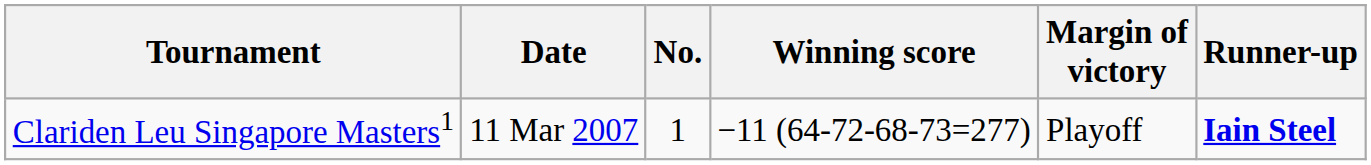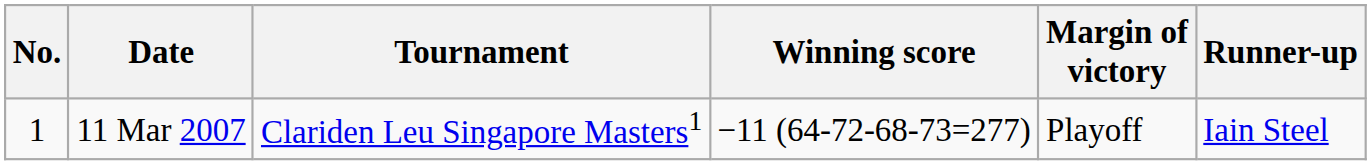columns swapped: (678, 51) <-> (233, 51)
(1270, 128) bold -> (1266, 128) normal
